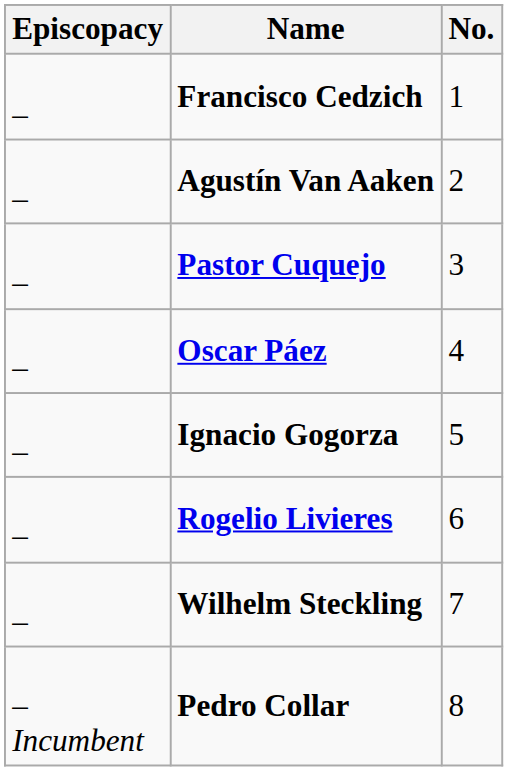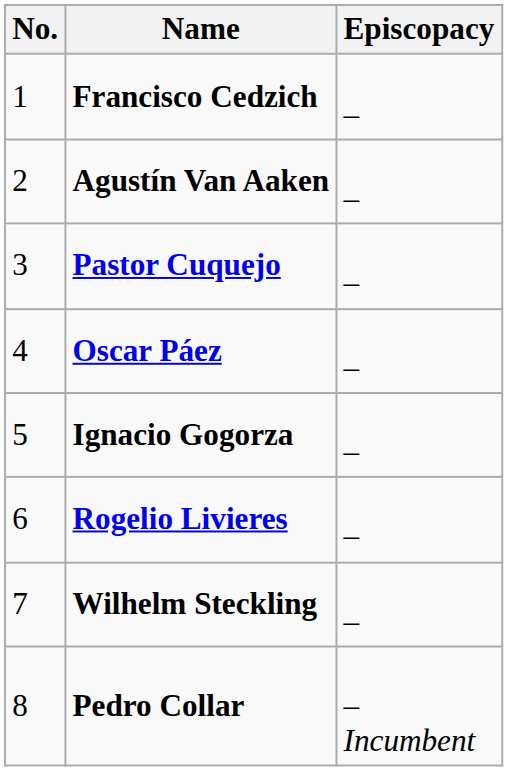columns swapped: (471, 29) <-> (88, 29)
